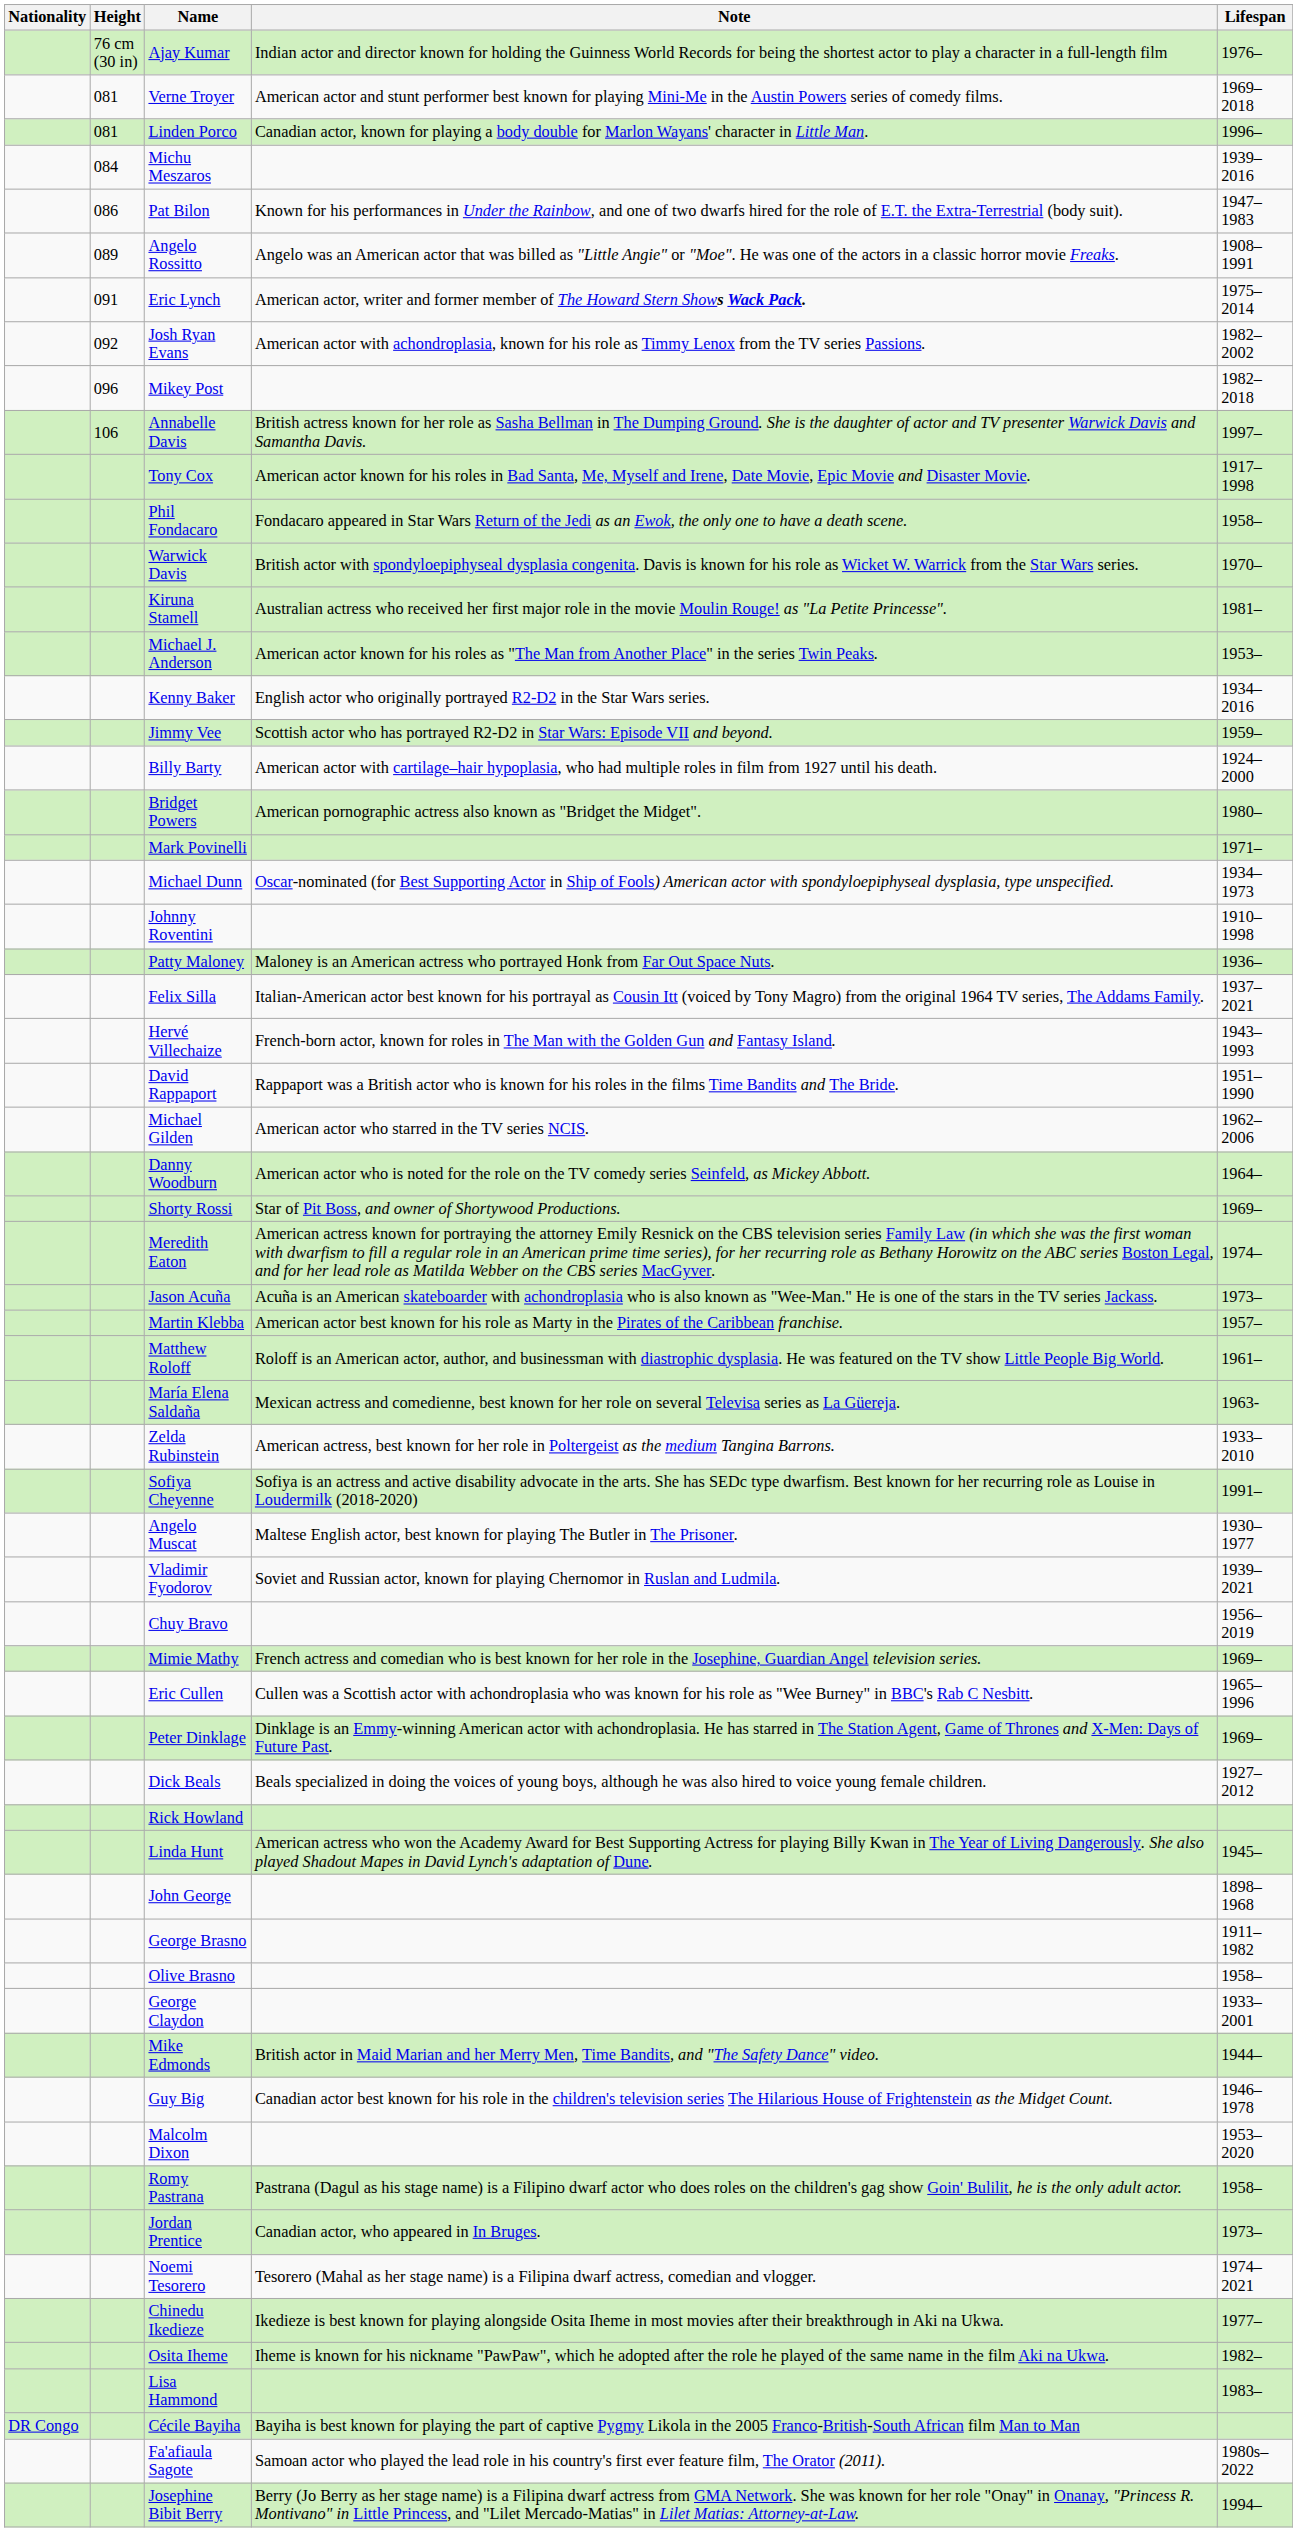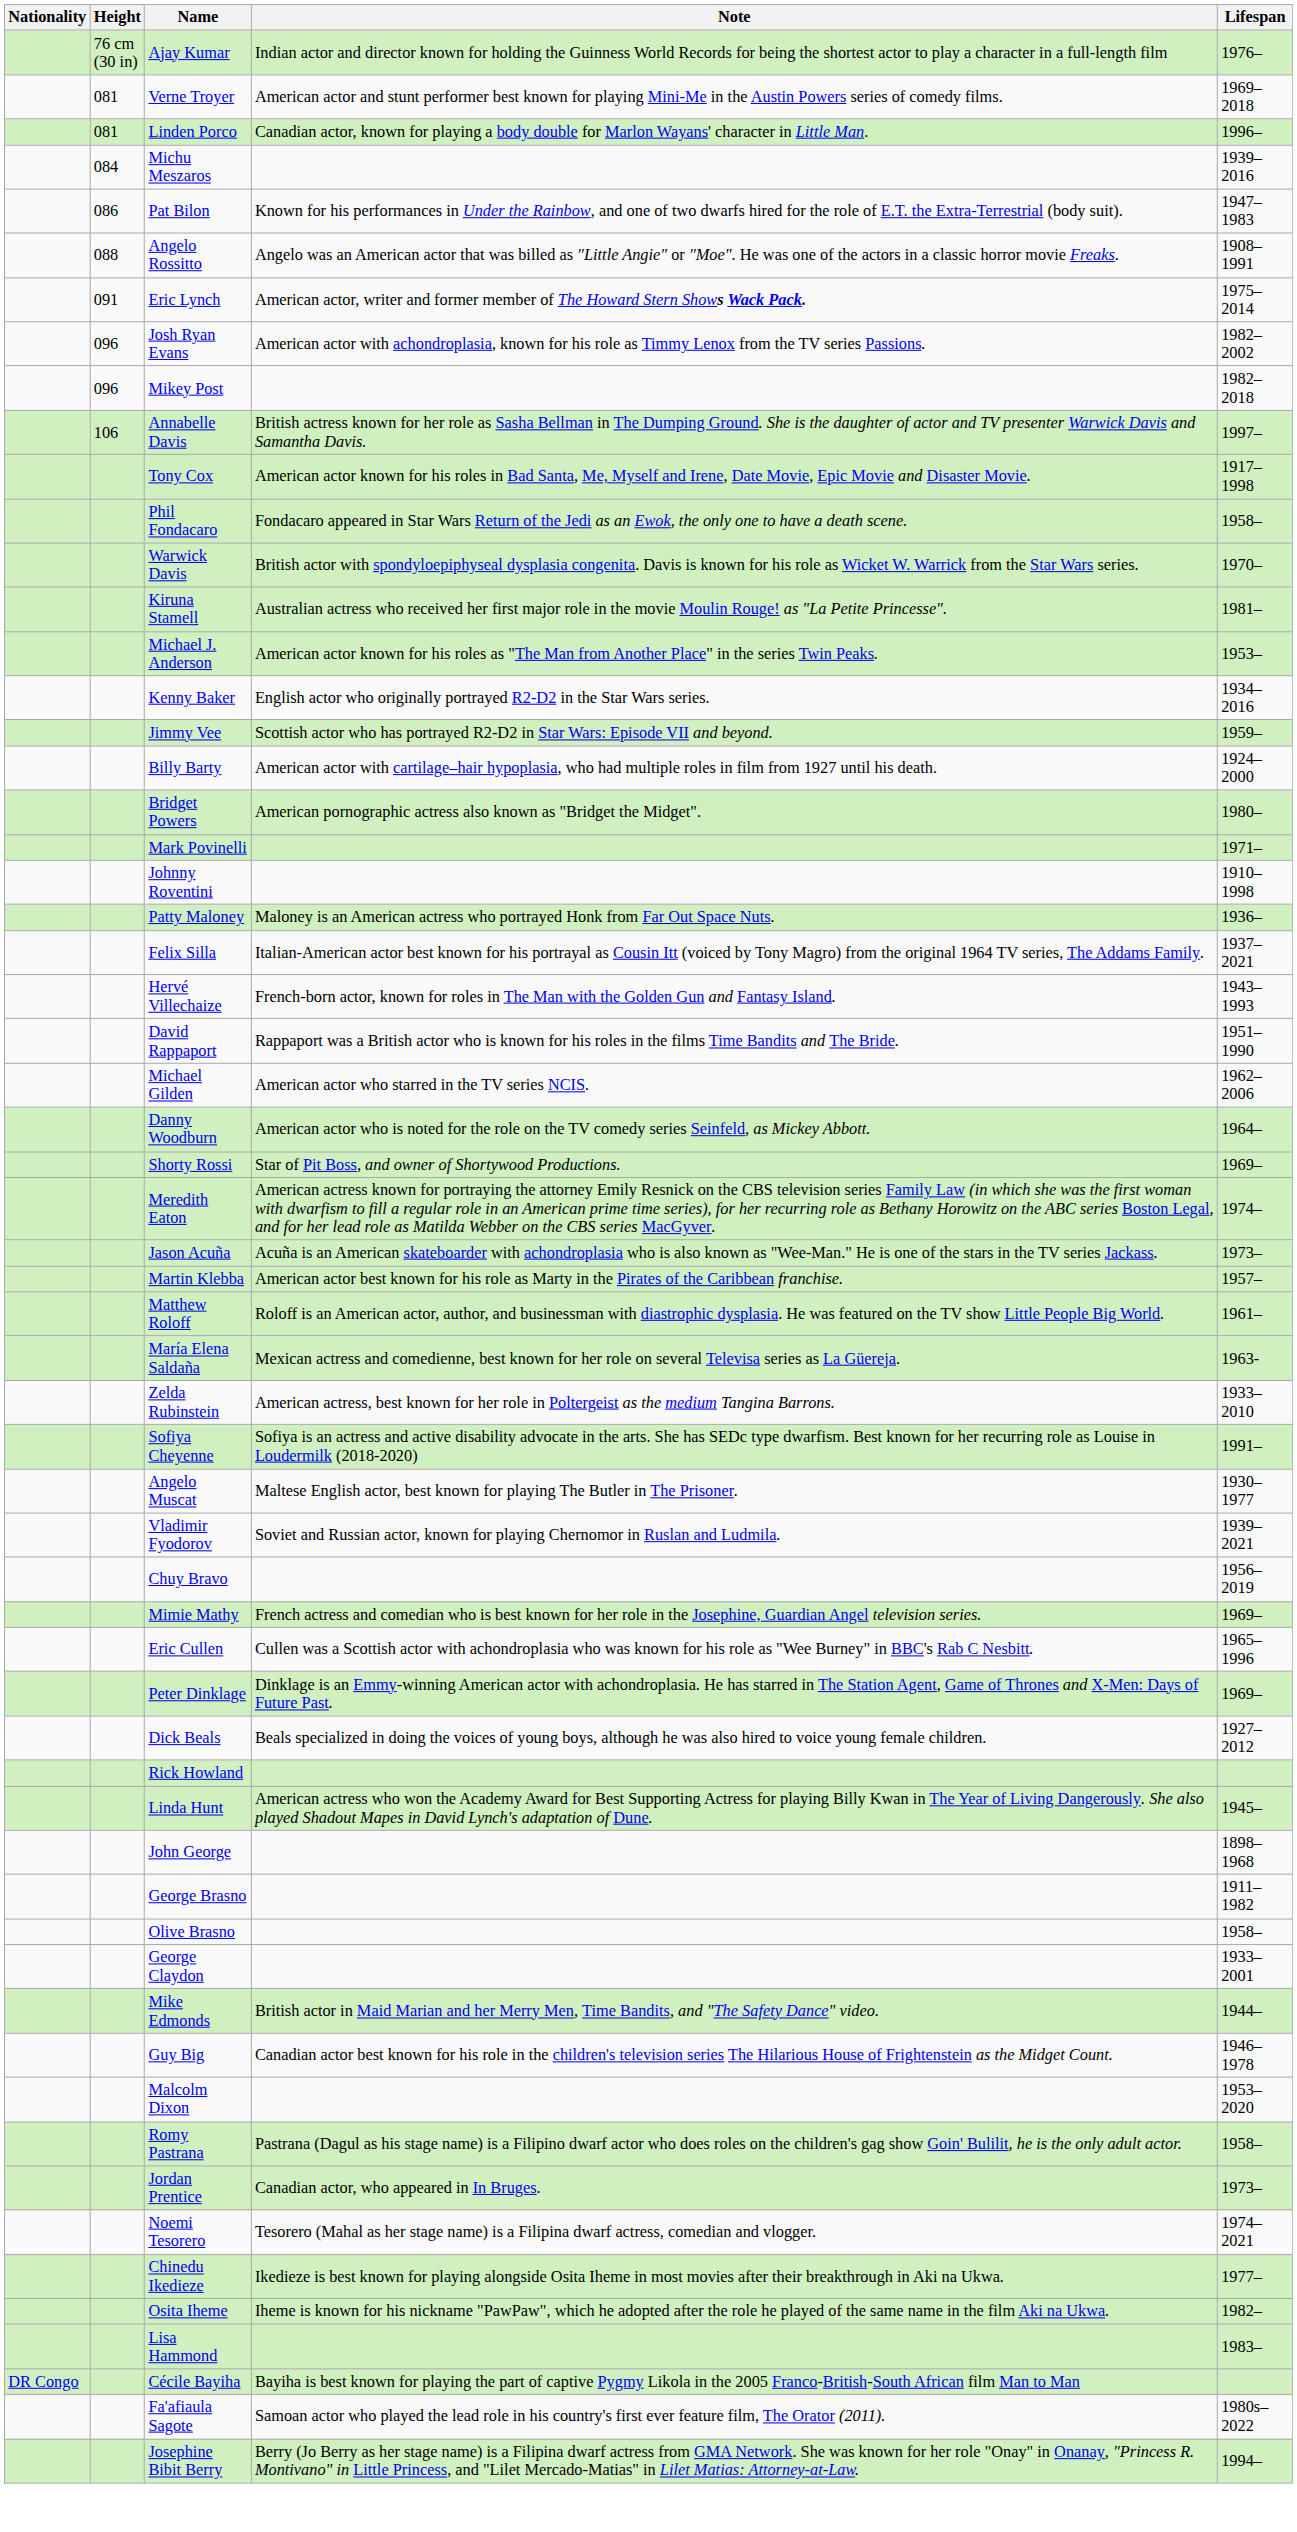(106, 255) 089 -> (106, 255) 088
(106, 343) 092 -> (106, 343) 096
- row: (195, 882)
